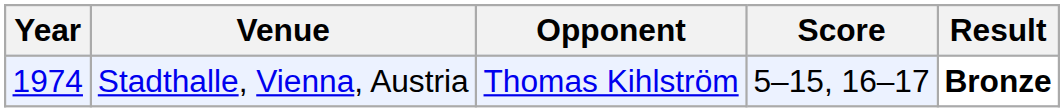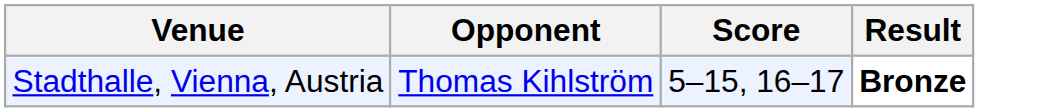- column: (48, 31)
